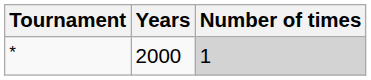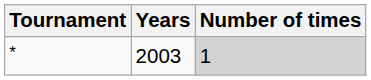(158, 55) 2000 -> (158, 55) 2003
